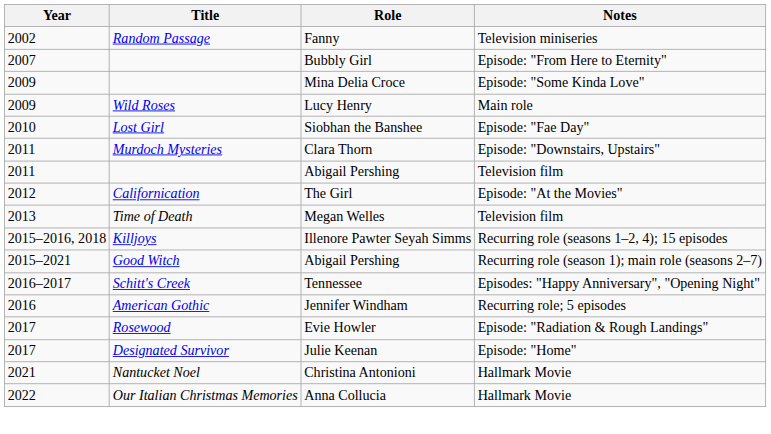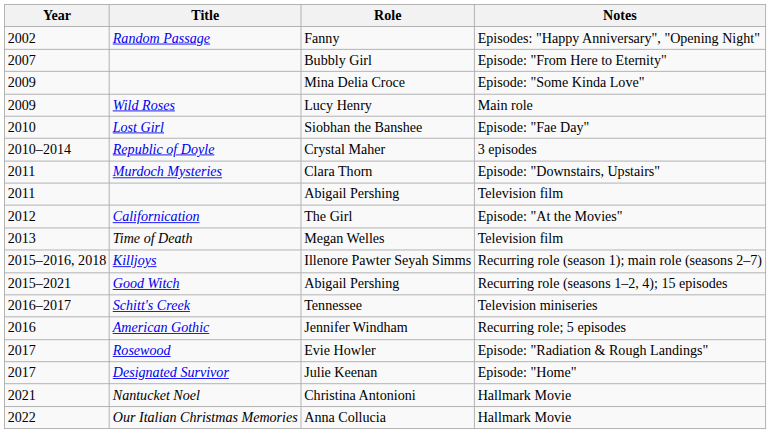(538, 37) Television miniseries -> (619, 37) Episodes: "Happy Anniversary", "Opening Night"
+ row: (164, 149)
(603, 238) Recurring role (seasons 1–2, 4); 15 episodes -> (620, 261) Recurring role (season 1); main role (seasons 2–7)
(620, 261) Recurring role (season 1); main role (seasons 2–7) -> (603, 283) Recurring role (seasons 1–2, 4); 15 episodes
(619, 283) Episodes: "Happy Anniversary", "Opening Night" -> (538, 305) Television miniseries
